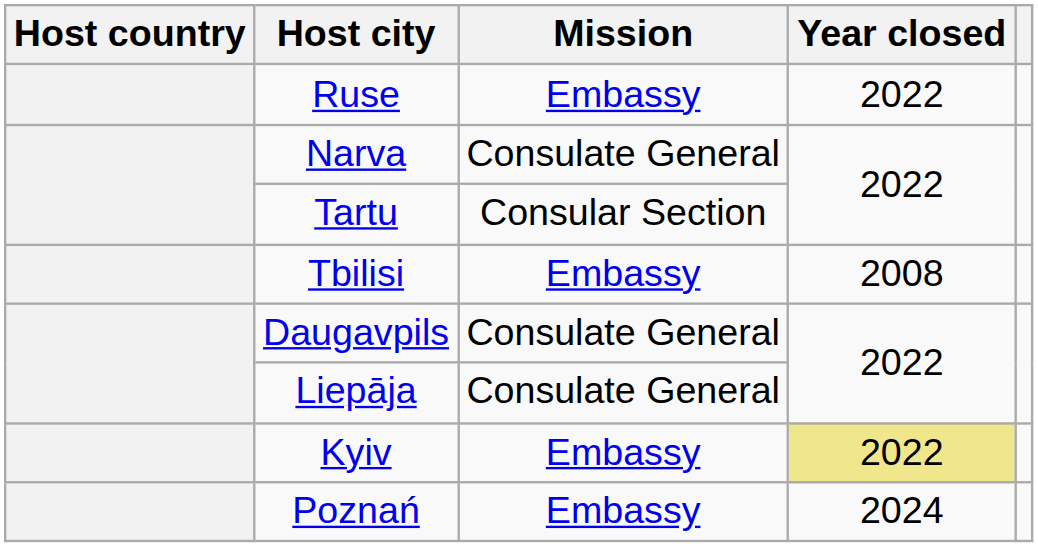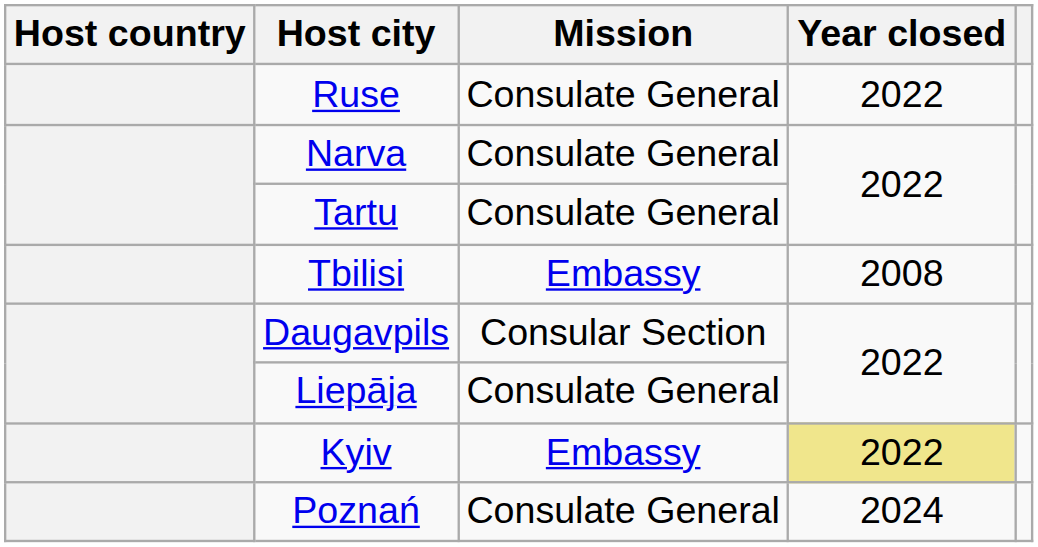(623, 93) Embassy -> (623, 93) Consulate General
(623, 213) Consular Section -> (623, 213) Consulate General
(623, 332) Consulate General -> (623, 332) Consular Section
(623, 511) Embassy -> (623, 511) Consulate General
